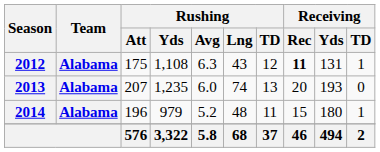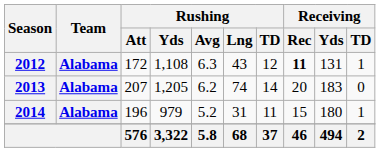(136, 64) 175 -> (136, 64) 172
(171, 87) 1,235 -> (171, 87) 1,205
(207, 87) 6.0 -> (207, 87) 6.2
(270, 87) 13 -> (270, 87) 14
(331, 87) 193 -> (331, 87) 183
(240, 111) 48 -> (240, 111) 31
